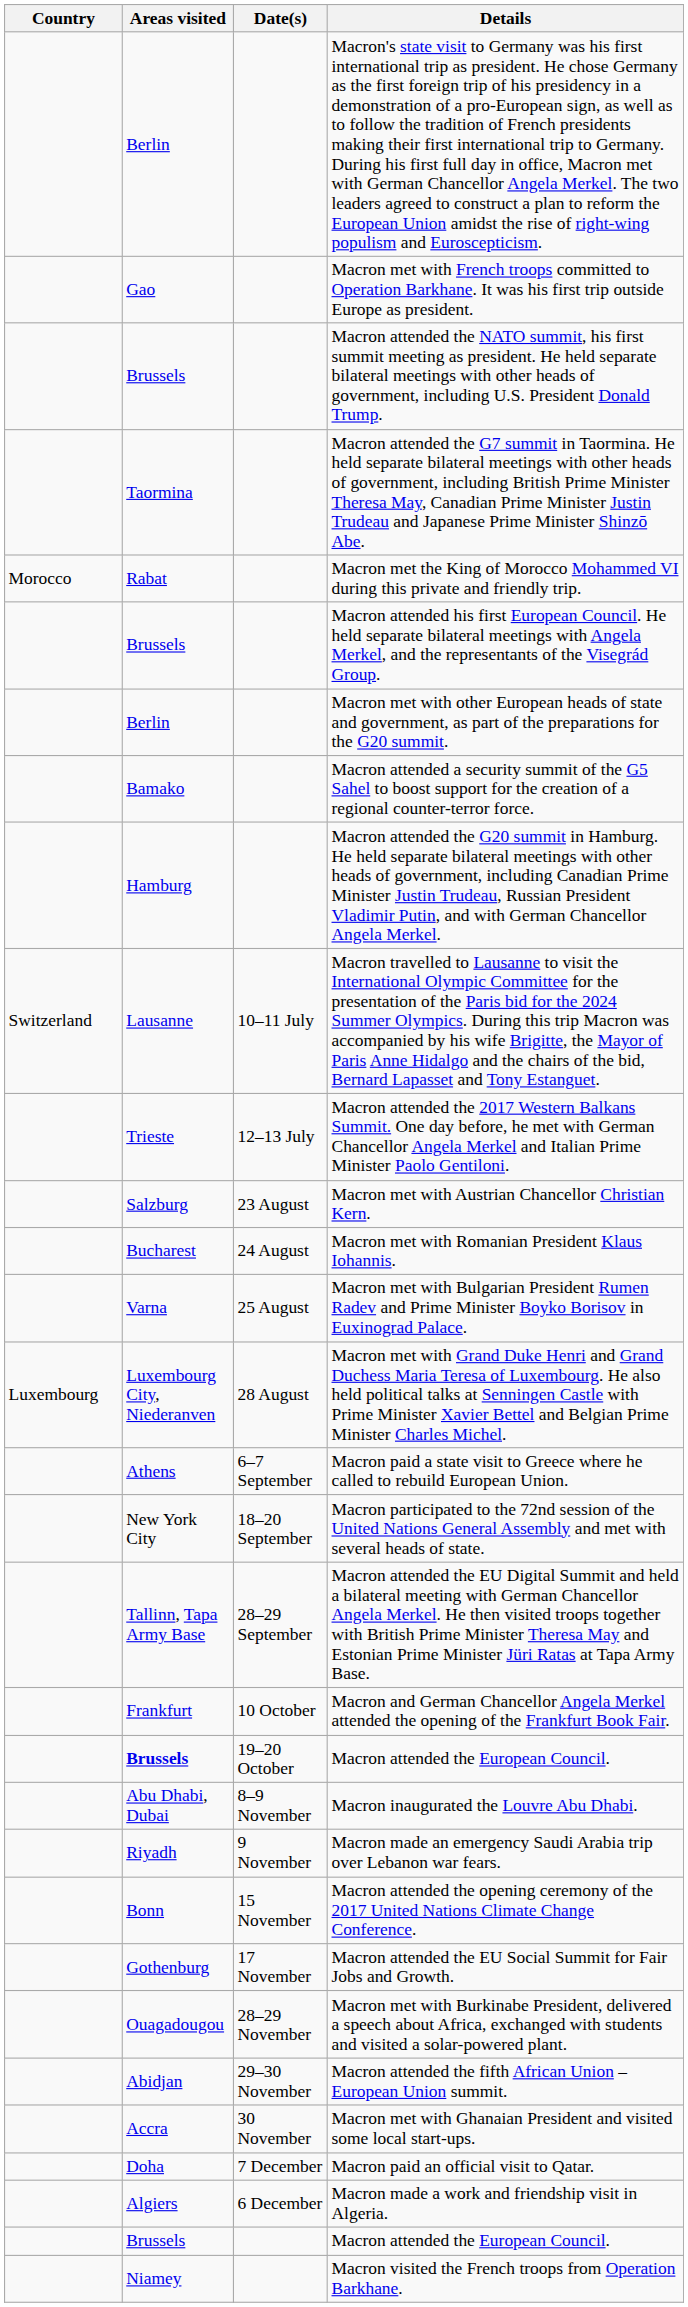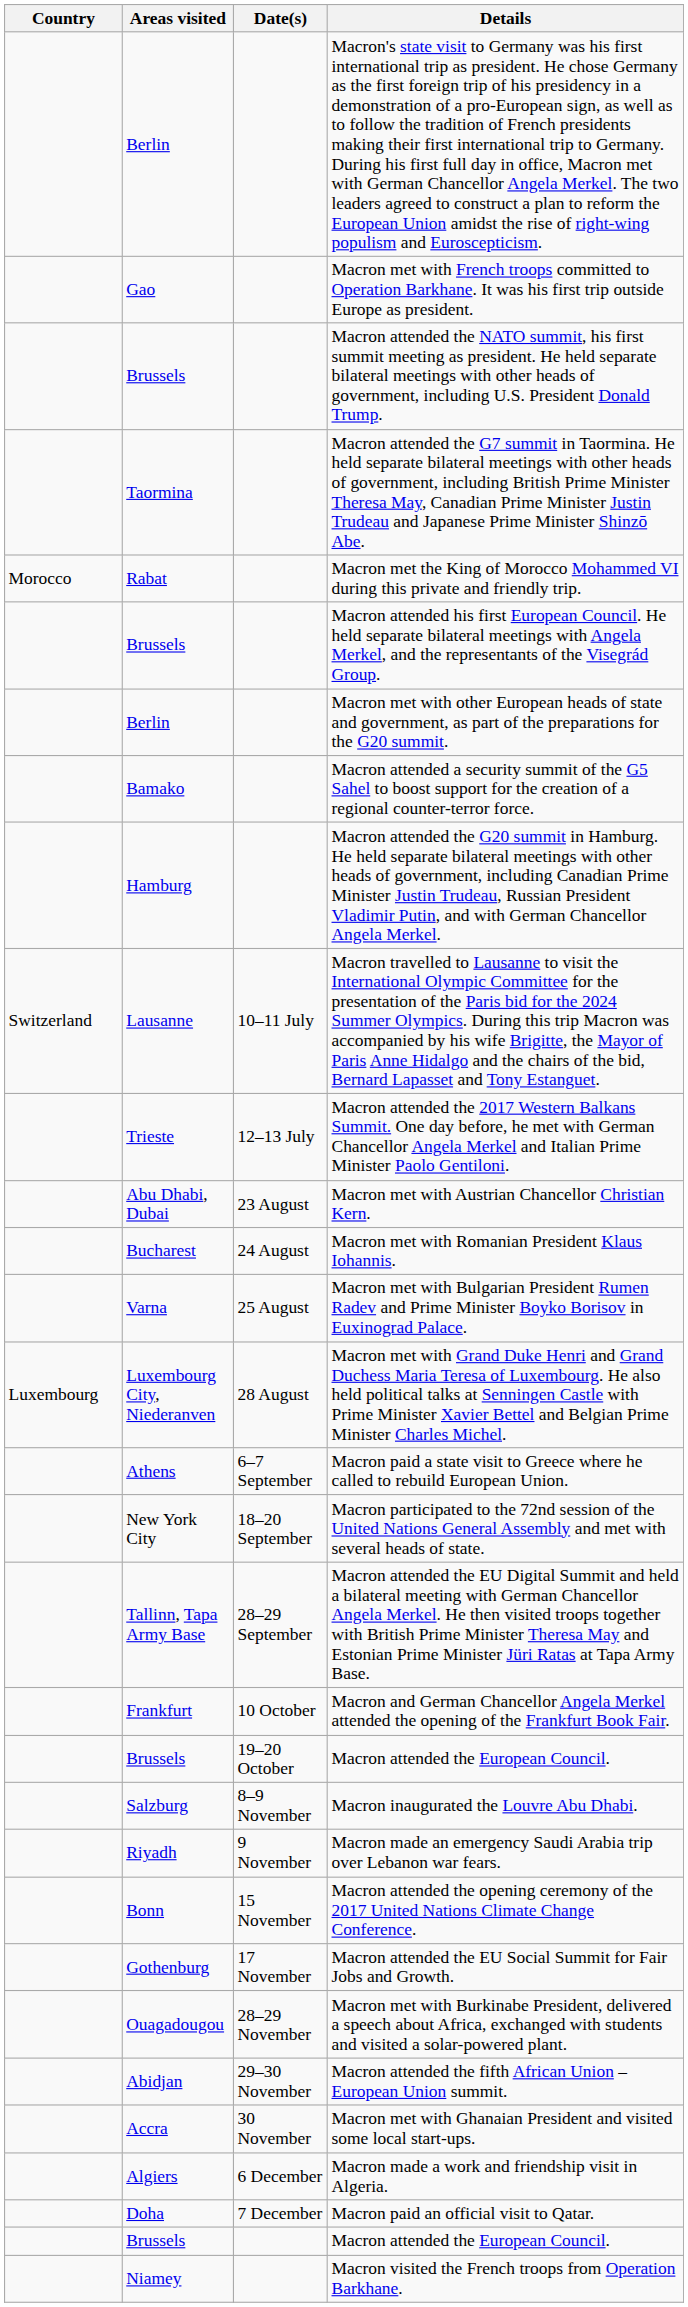(157, 1203) Salzburg -> (167, 1203) Abu Dhabi, Dubai
(157, 1758) bold -> (156, 1758) normal
(167, 1805) Abu Dhabi, Dubai -> (157, 1805) Salzburg
rows swapped: (280, 2203) <-> (280, 2166)
